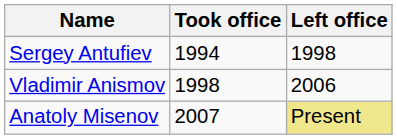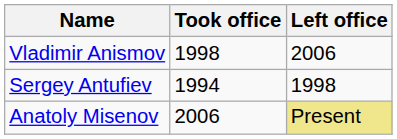rows swapped: (80, 52) <-> (87, 85)
(197, 117) 2007 -> (197, 117) 2006
